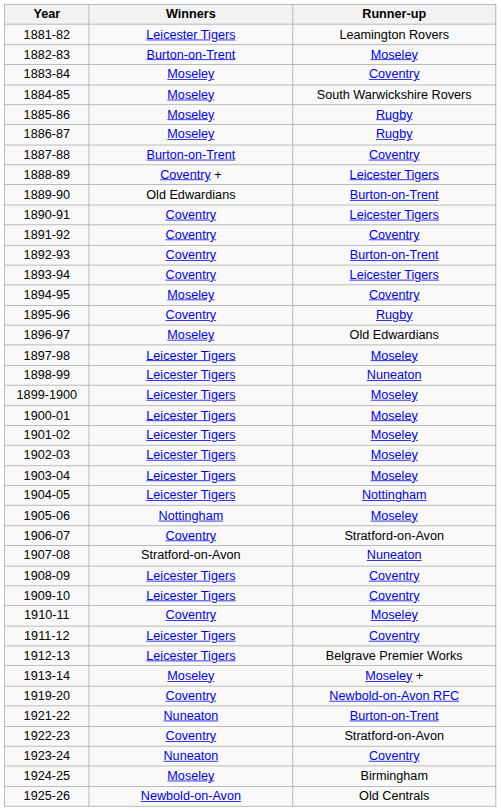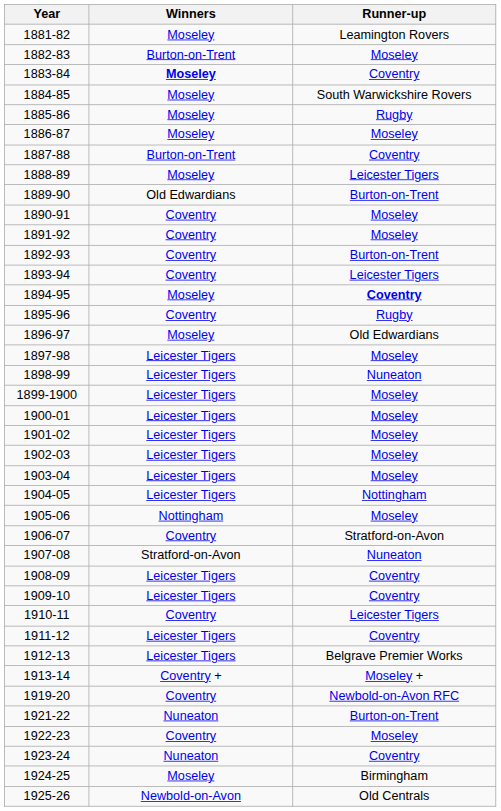(191, 34) Leicester Tigers -> (191, 34) Moseley
(191, 74) normal -> (191, 74) bold
(394, 134) Rugby -> (394, 134) Moseley
(191, 174) Coventry + -> (191, 174) Moseley
(394, 214) Leicester Tigers -> (394, 214) Moseley
(394, 235) Coventry -> (394, 235) Moseley
(394, 295) normal -> (394, 295) bold
(394, 615) Moseley -> (394, 615) Leicester Tigers
(191, 676) Moseley -> (191, 676) Coventry +
(394, 736) Stratford-on-Avon -> (394, 736) Moseley
